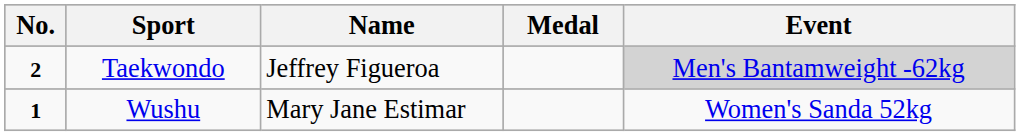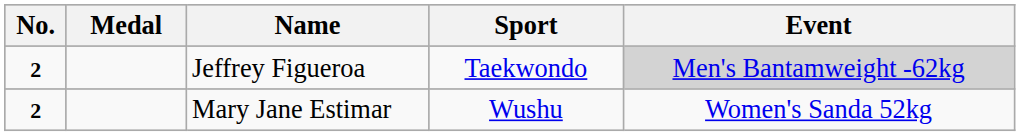columns swapped: (563, 25) <-> (163, 25)
(36, 110) 1 -> (36, 110) 2
